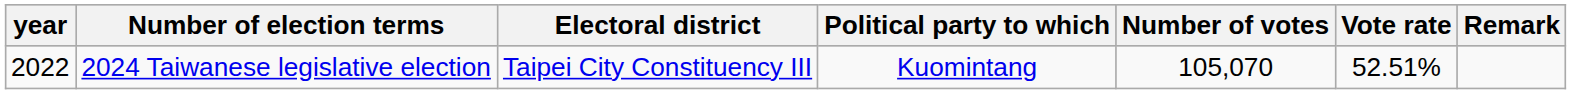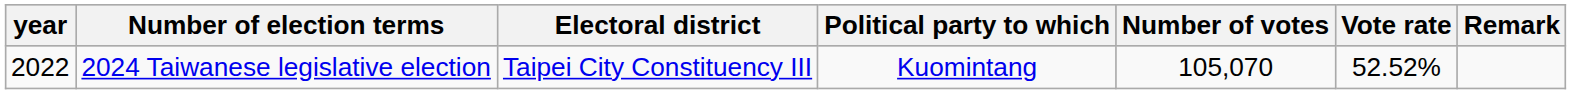(1396, 66) 52.51% -> (1396, 66) 52.52%
